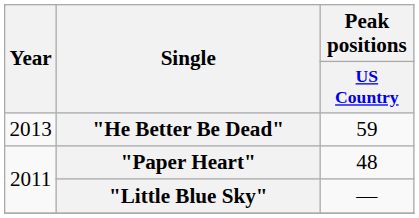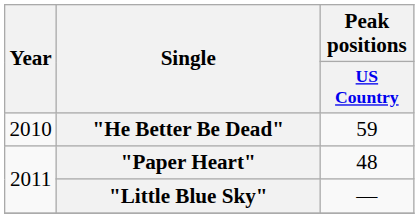(31, 129) 2013 -> (31, 129) 2010
